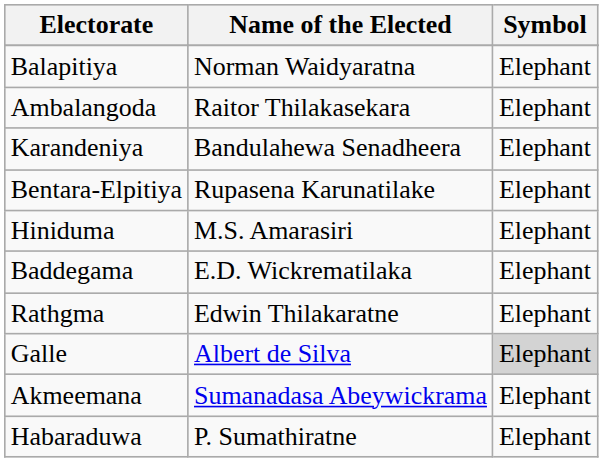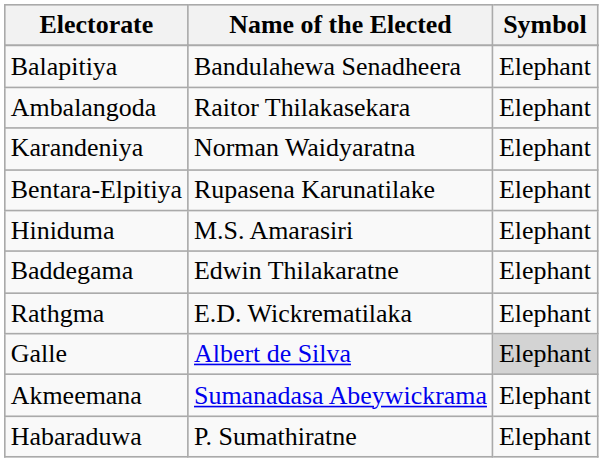(305, 66) Norman Waidyaratna -> (328, 66) Bandulahewa Senadheera
(328, 148) Bandulahewa Senadheera -> (305, 148) Norman Waidyaratna
(303, 271) E.D. Wickrematilaka -> (296, 271) Edwin Thilakaratne
(296, 312) Edwin Thilakaratne -> (303, 312) E.D. Wickrematilaka
